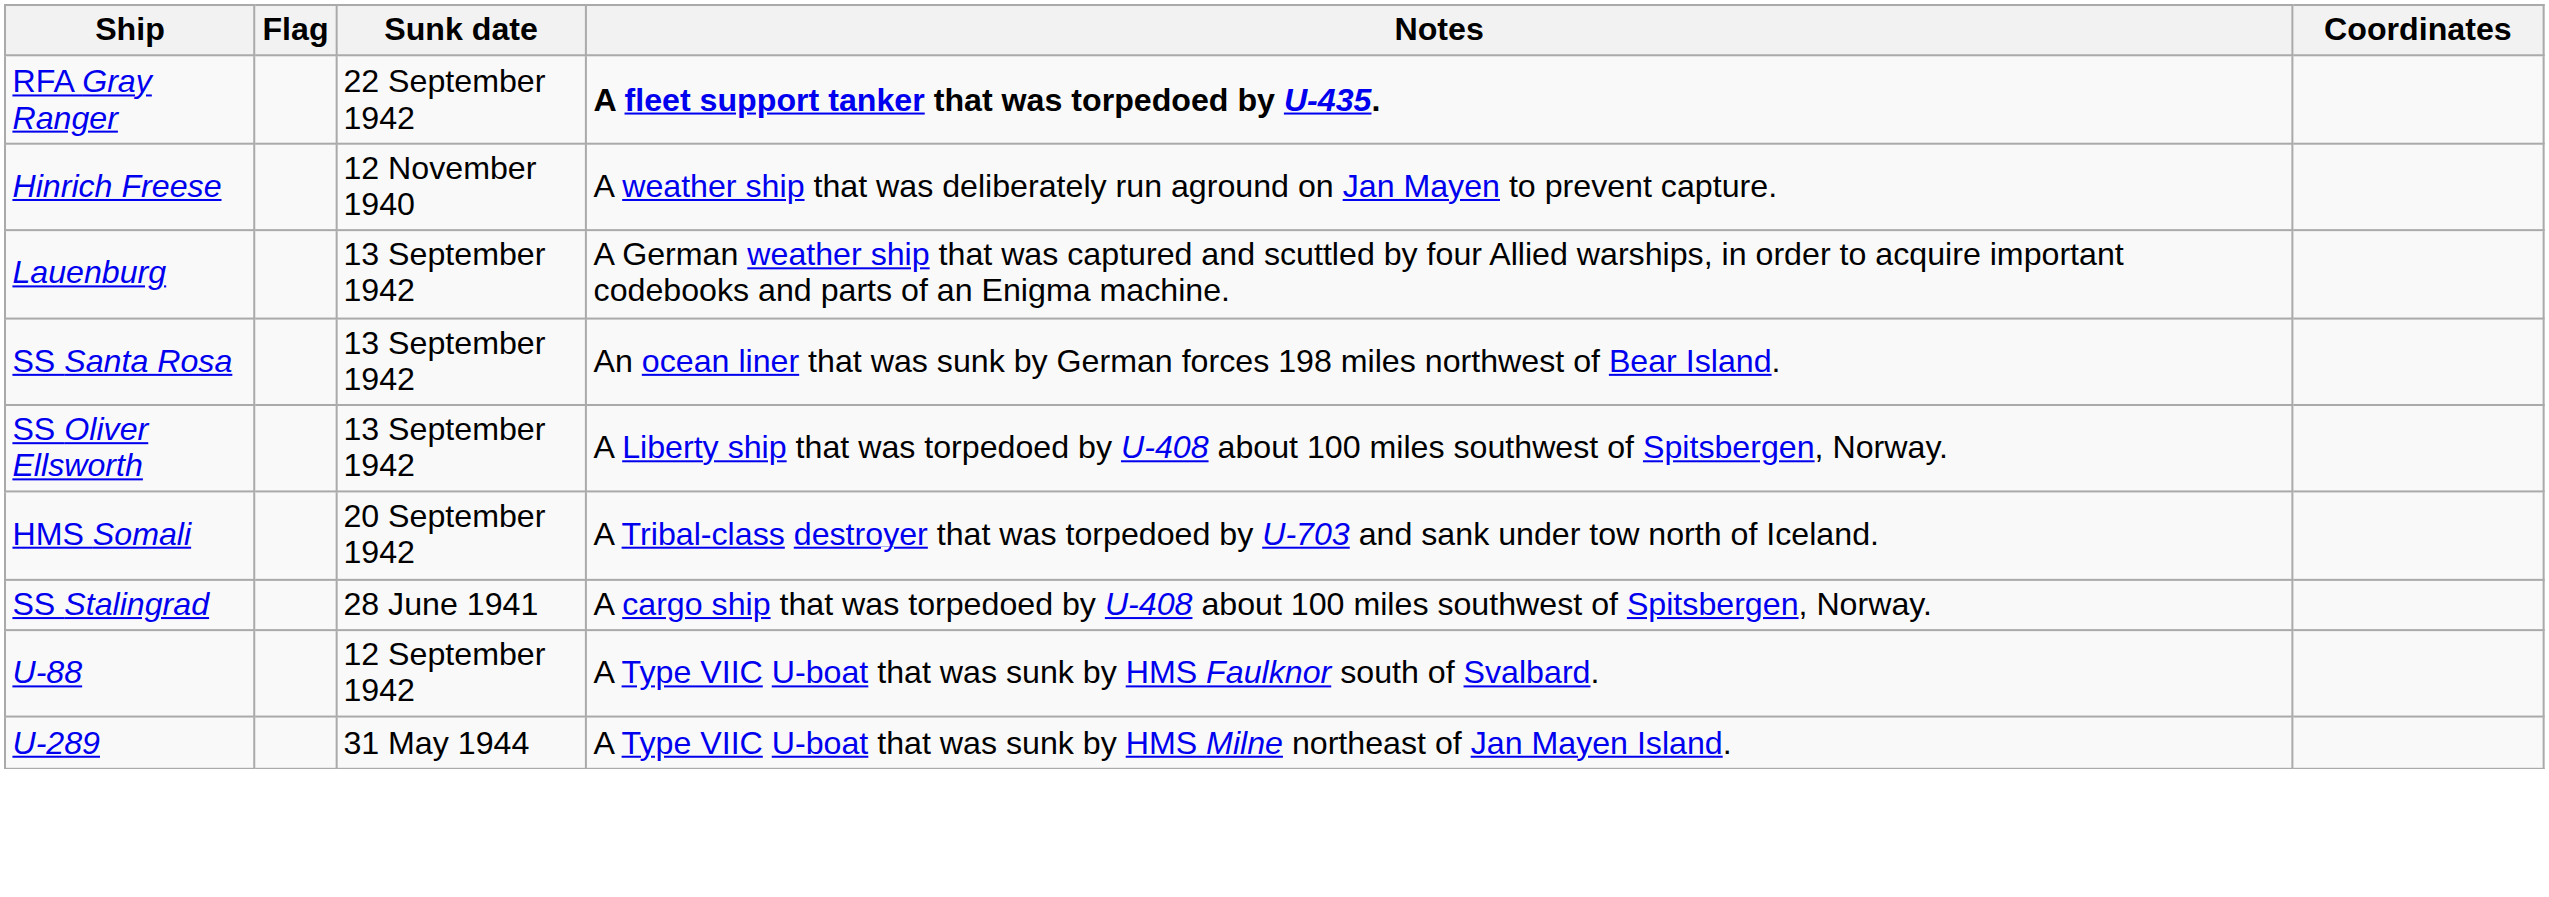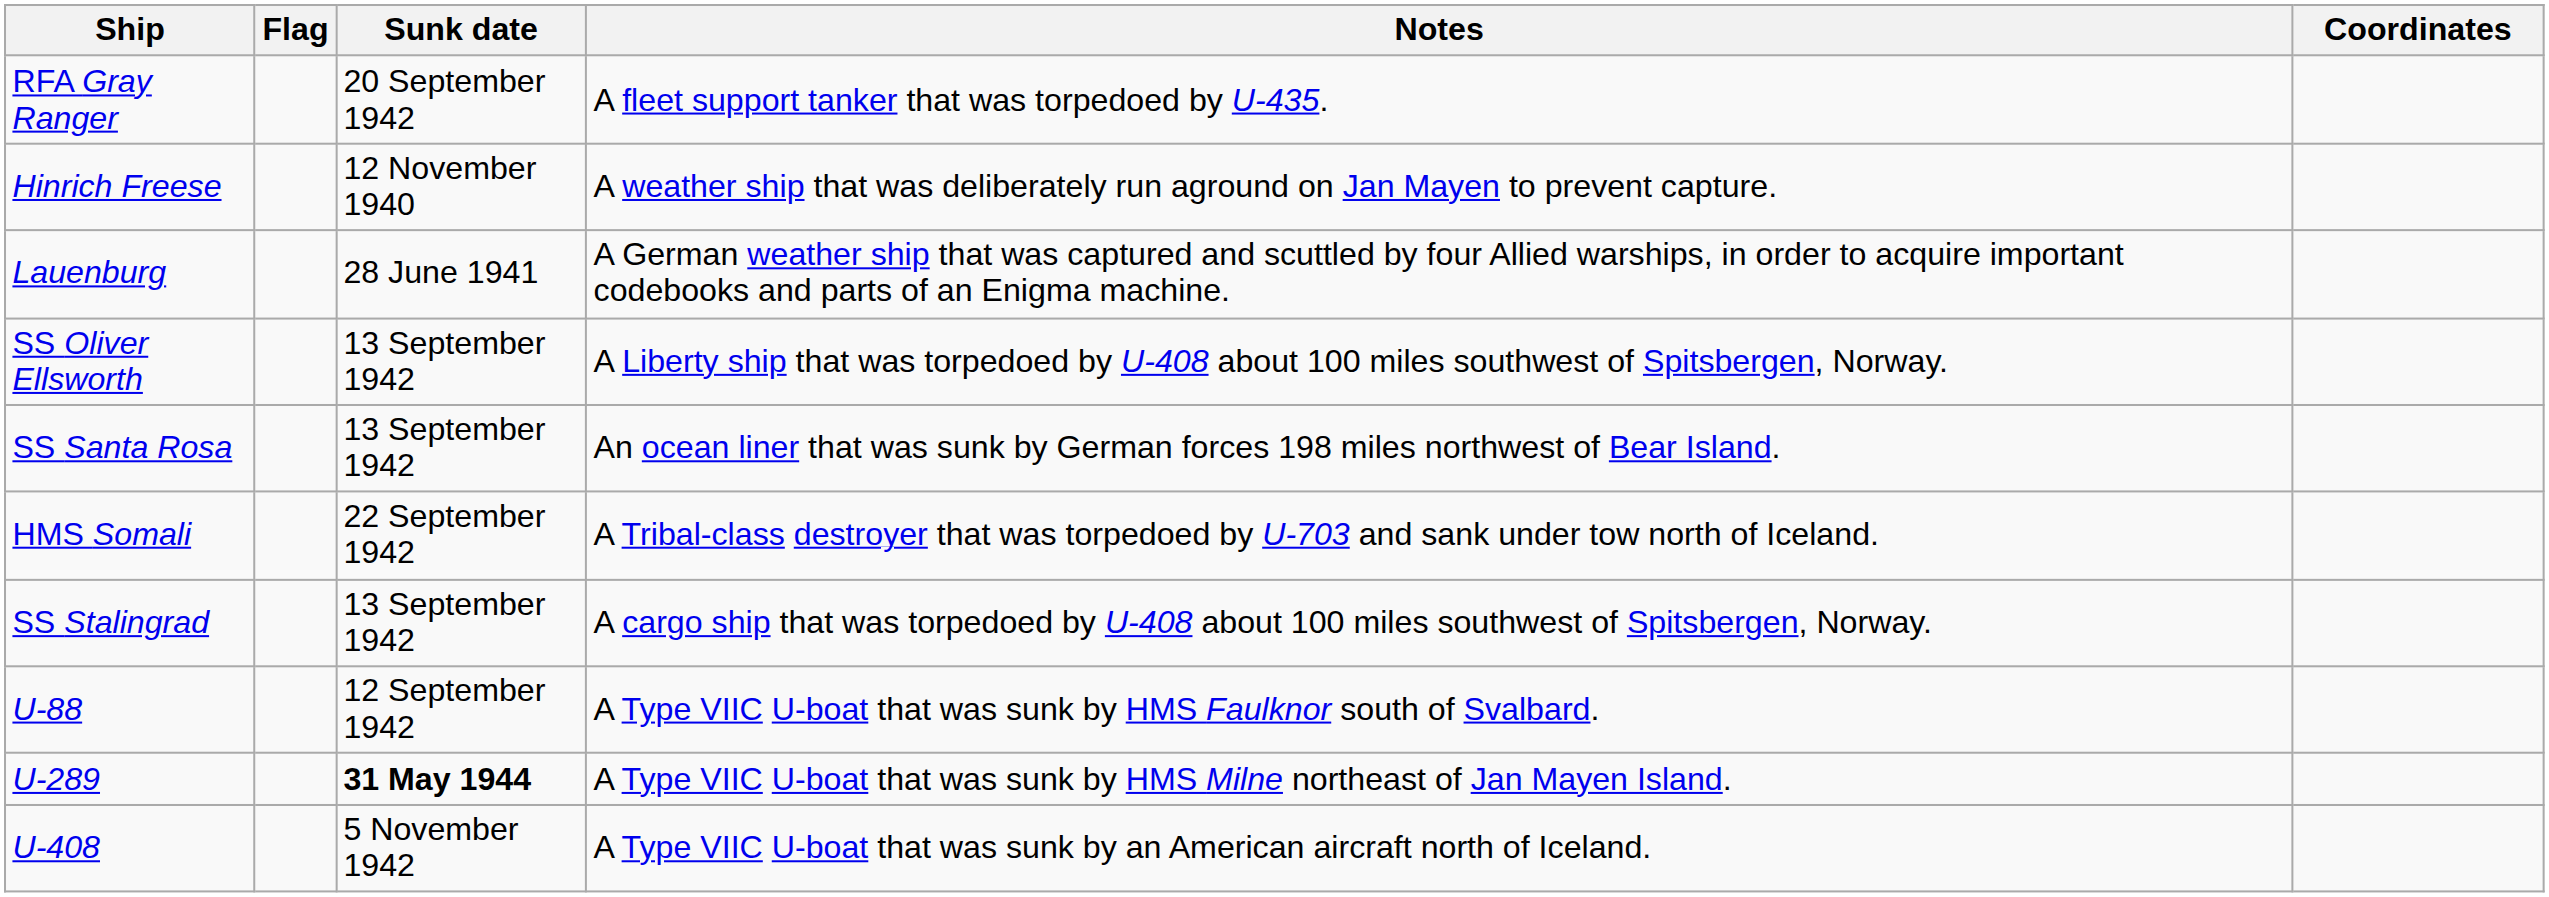(444, 99) 22 September 1942 -> (444, 99) 20 September 1942
(987, 99) bold -> (961, 99) normal
(444, 273) 13 September 1942 -> (441, 273) 28 June 1941
rows swapped: (80, 447) <-> (122, 360)
(444, 535) 20 September 1942 -> (444, 535) 22 September 1942
(441, 604) 28 June 1941 -> (444, 622) 13 September 1942
(436, 742) normal -> (437, 778) bold
+ row: (56, 847)
